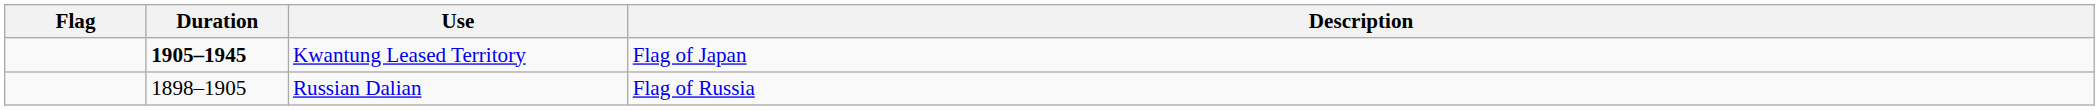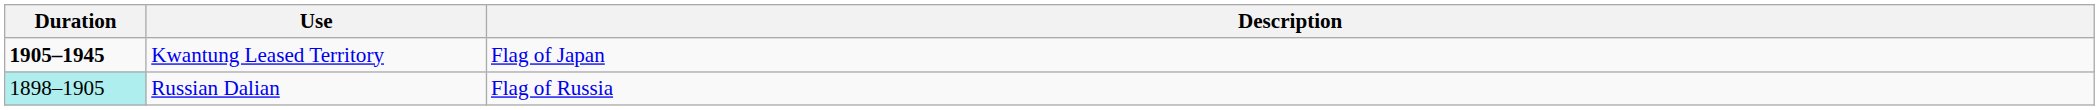- column: (76, 21)
(199, 88) no background -> (57, 88) paleturquoise background
